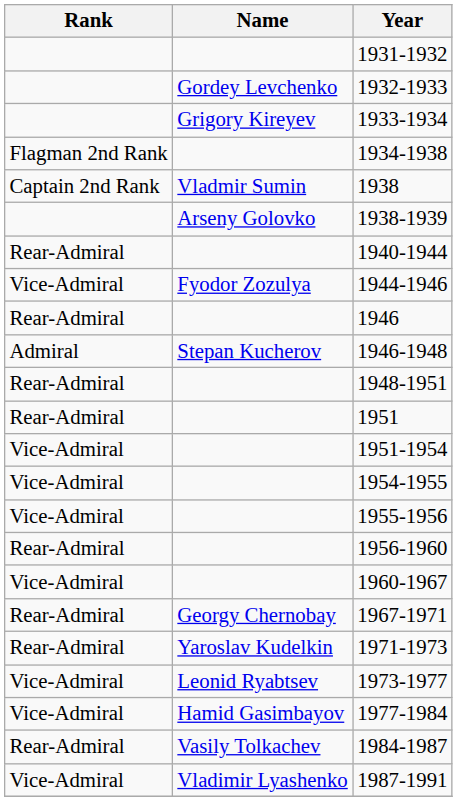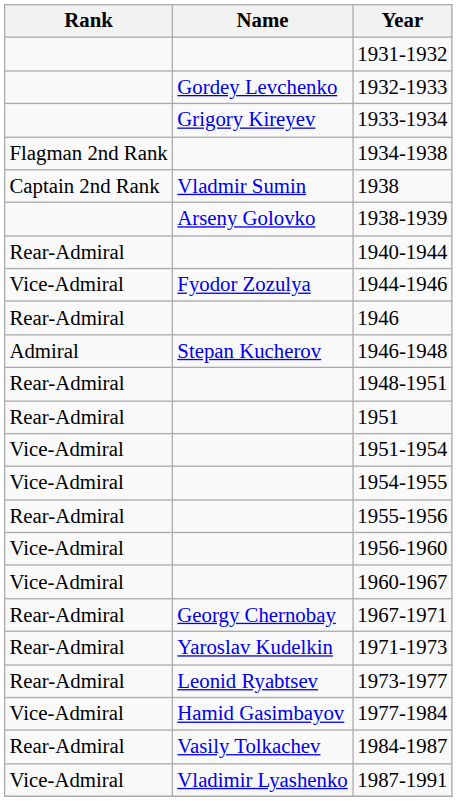(67, 515) Vice-Admiral -> (67, 515) Rear-Admiral
(67, 548) Rear-Admiral -> (67, 548) Vice-Admiral
(67, 680) Vice-Admiral -> (67, 680) Rear-Admiral
